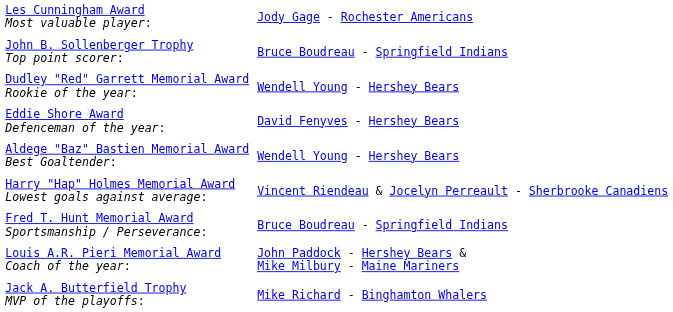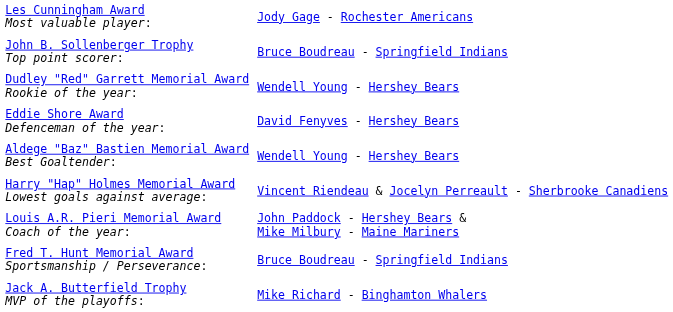rows swapped: (113, 260) <-> (106, 225)
